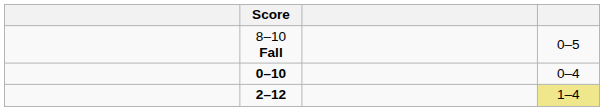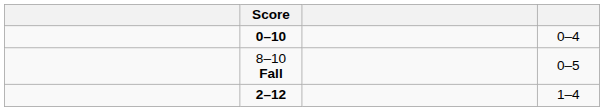rows swapped: (271, 73) <-> (271, 44)
(568, 95) khaki background -> (568, 95) no background
